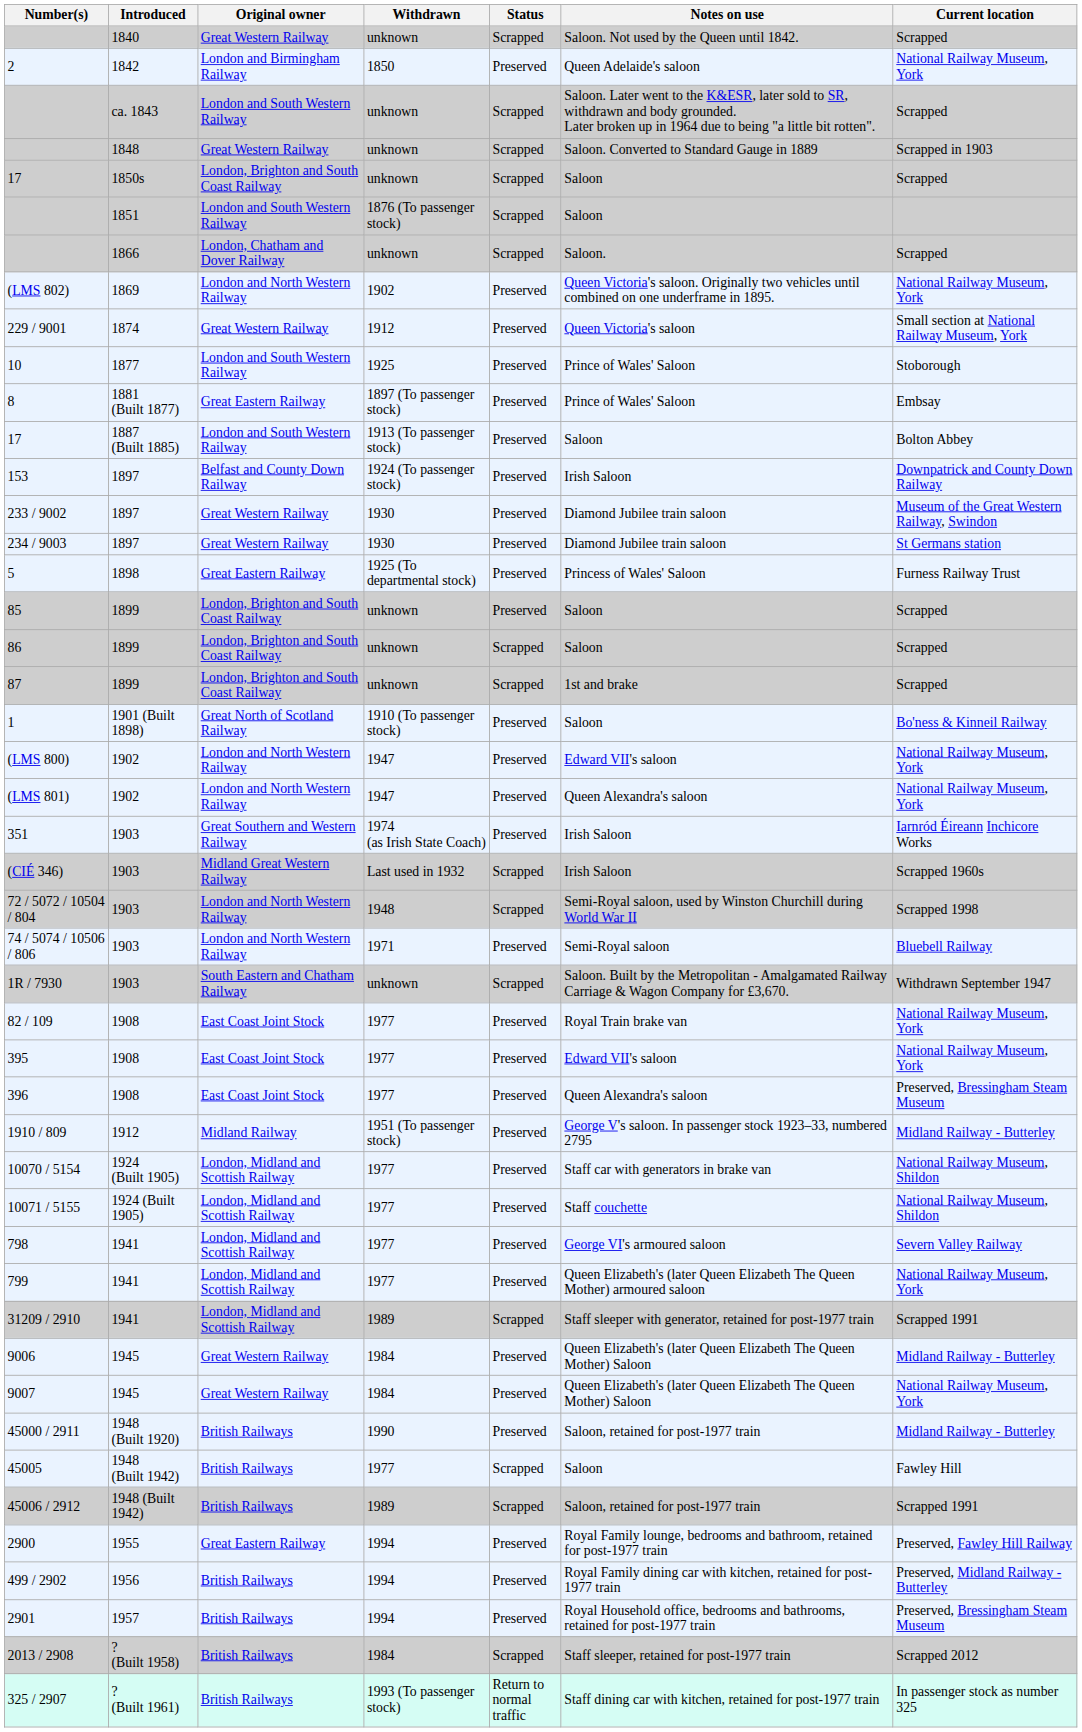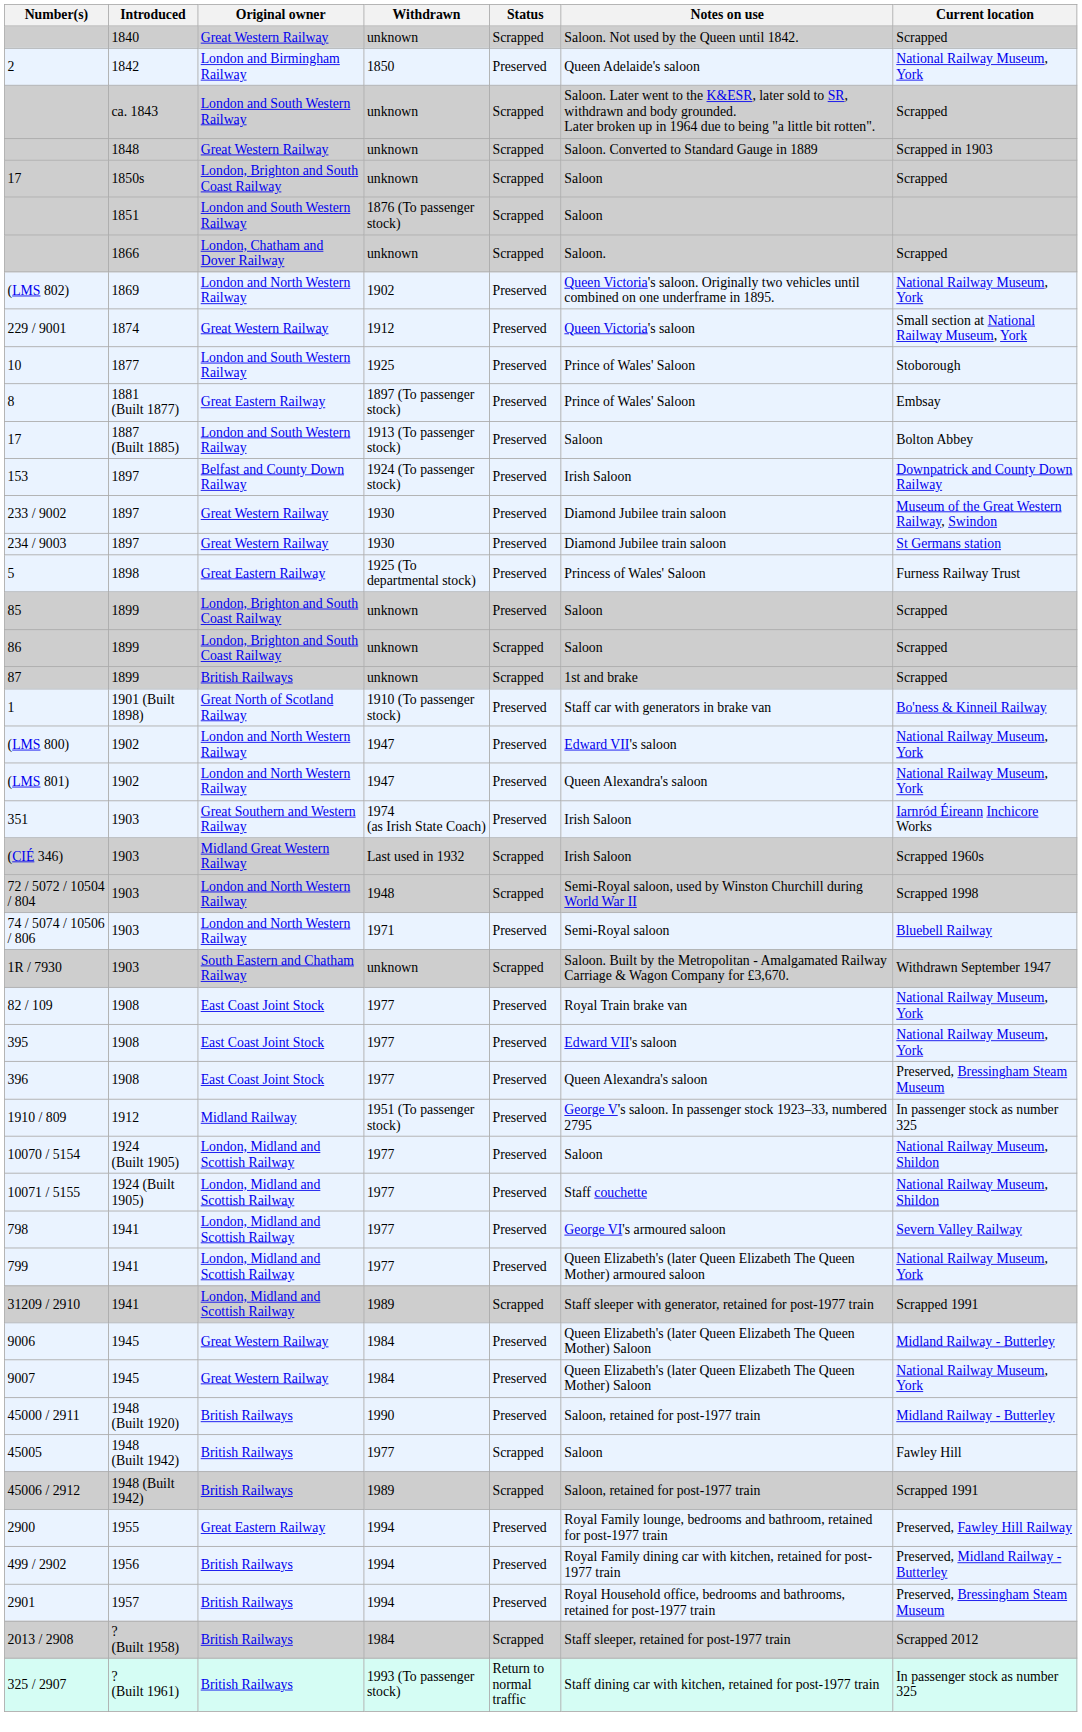(279, 685) London, Brighton and South Coast Railway -> (247, 677) British Railways
(583, 722) Saloon -> (668, 707) Staff car with generators in brake van
(976, 1133) Midland Railway - Butterley -> (977, 1117) In passenger stock as number 325
(668, 1170) Staff car with generators in brake van -> (583, 1154) Saloon
